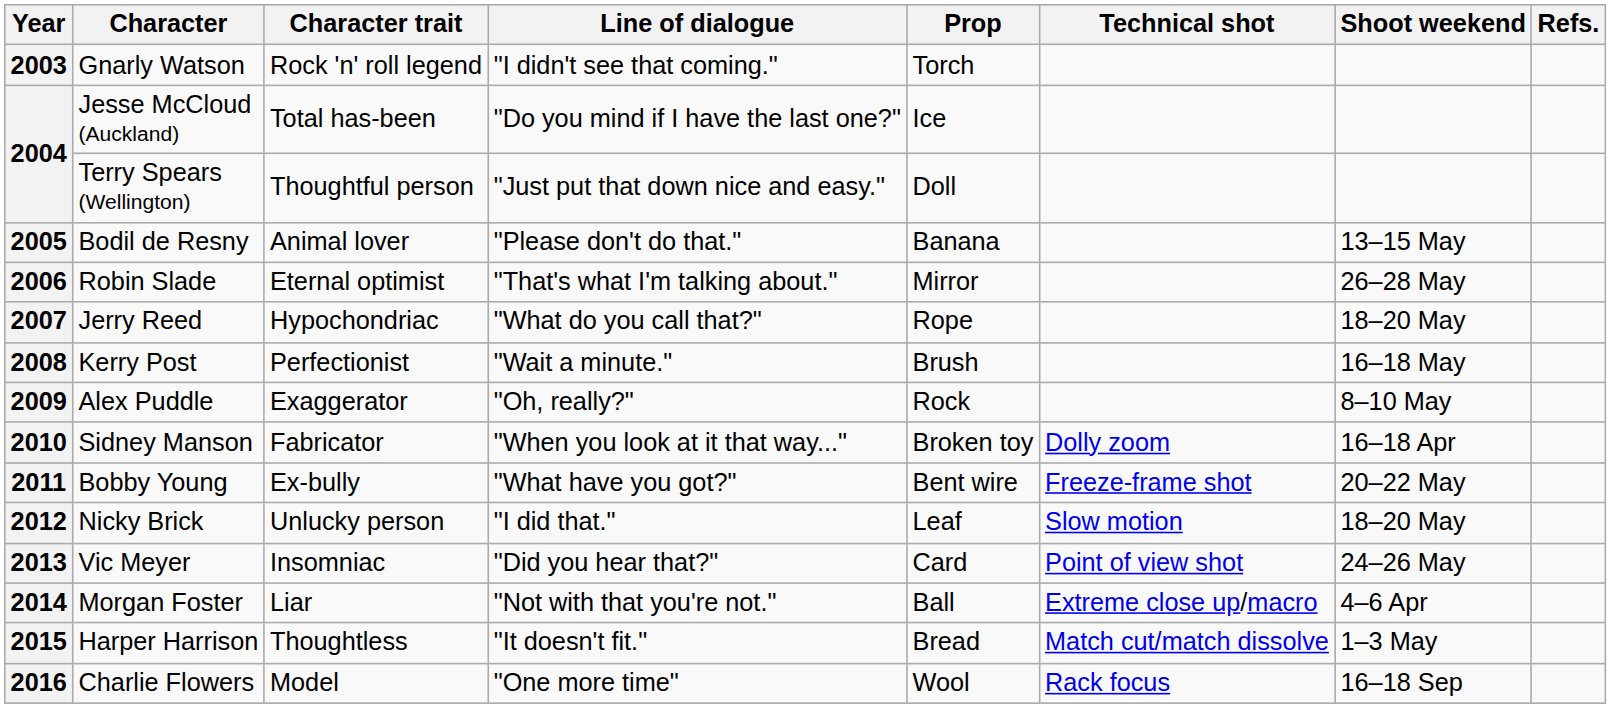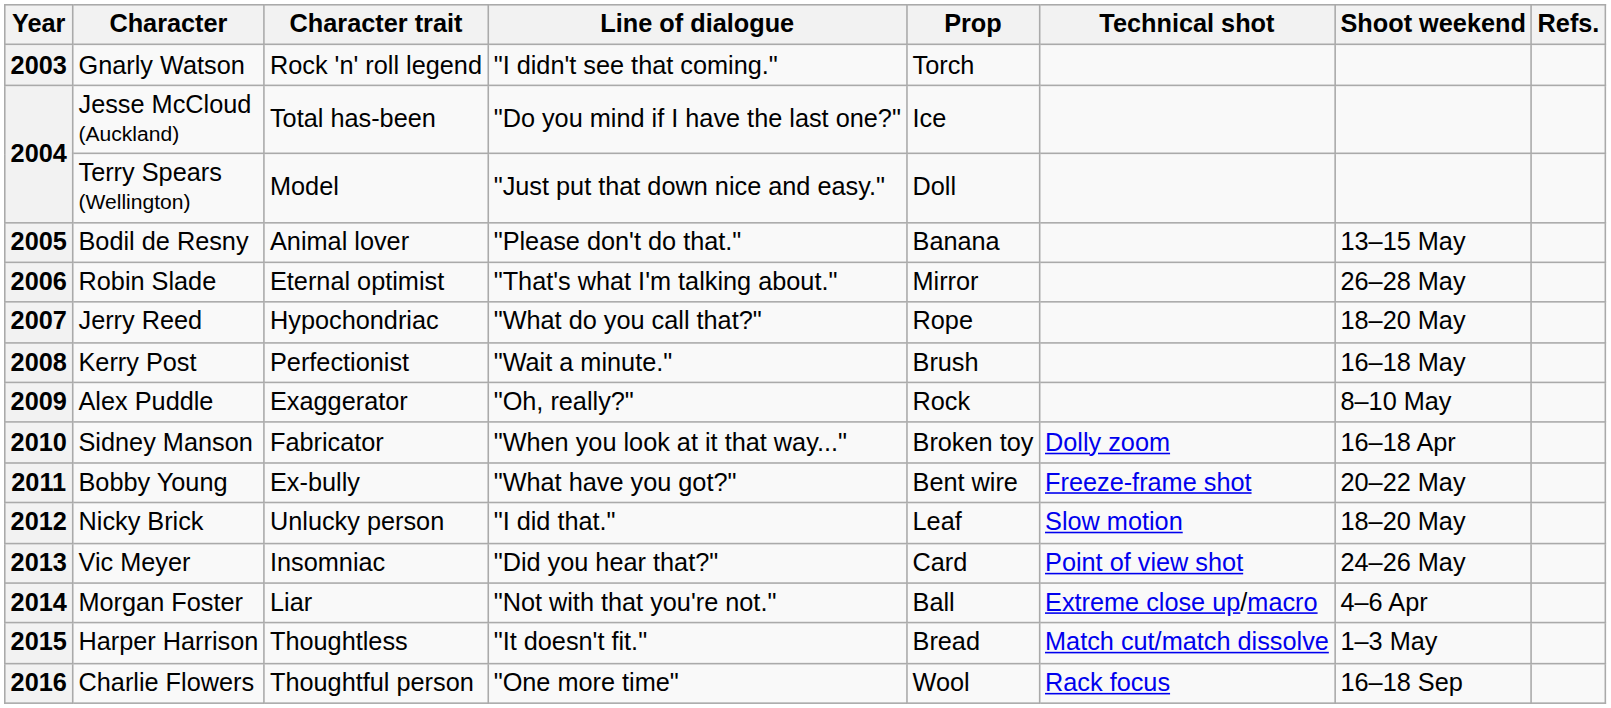(372, 187) Thoughtful person -> (304, 187) Model
(304, 682) Model -> (372, 682) Thoughtful person
